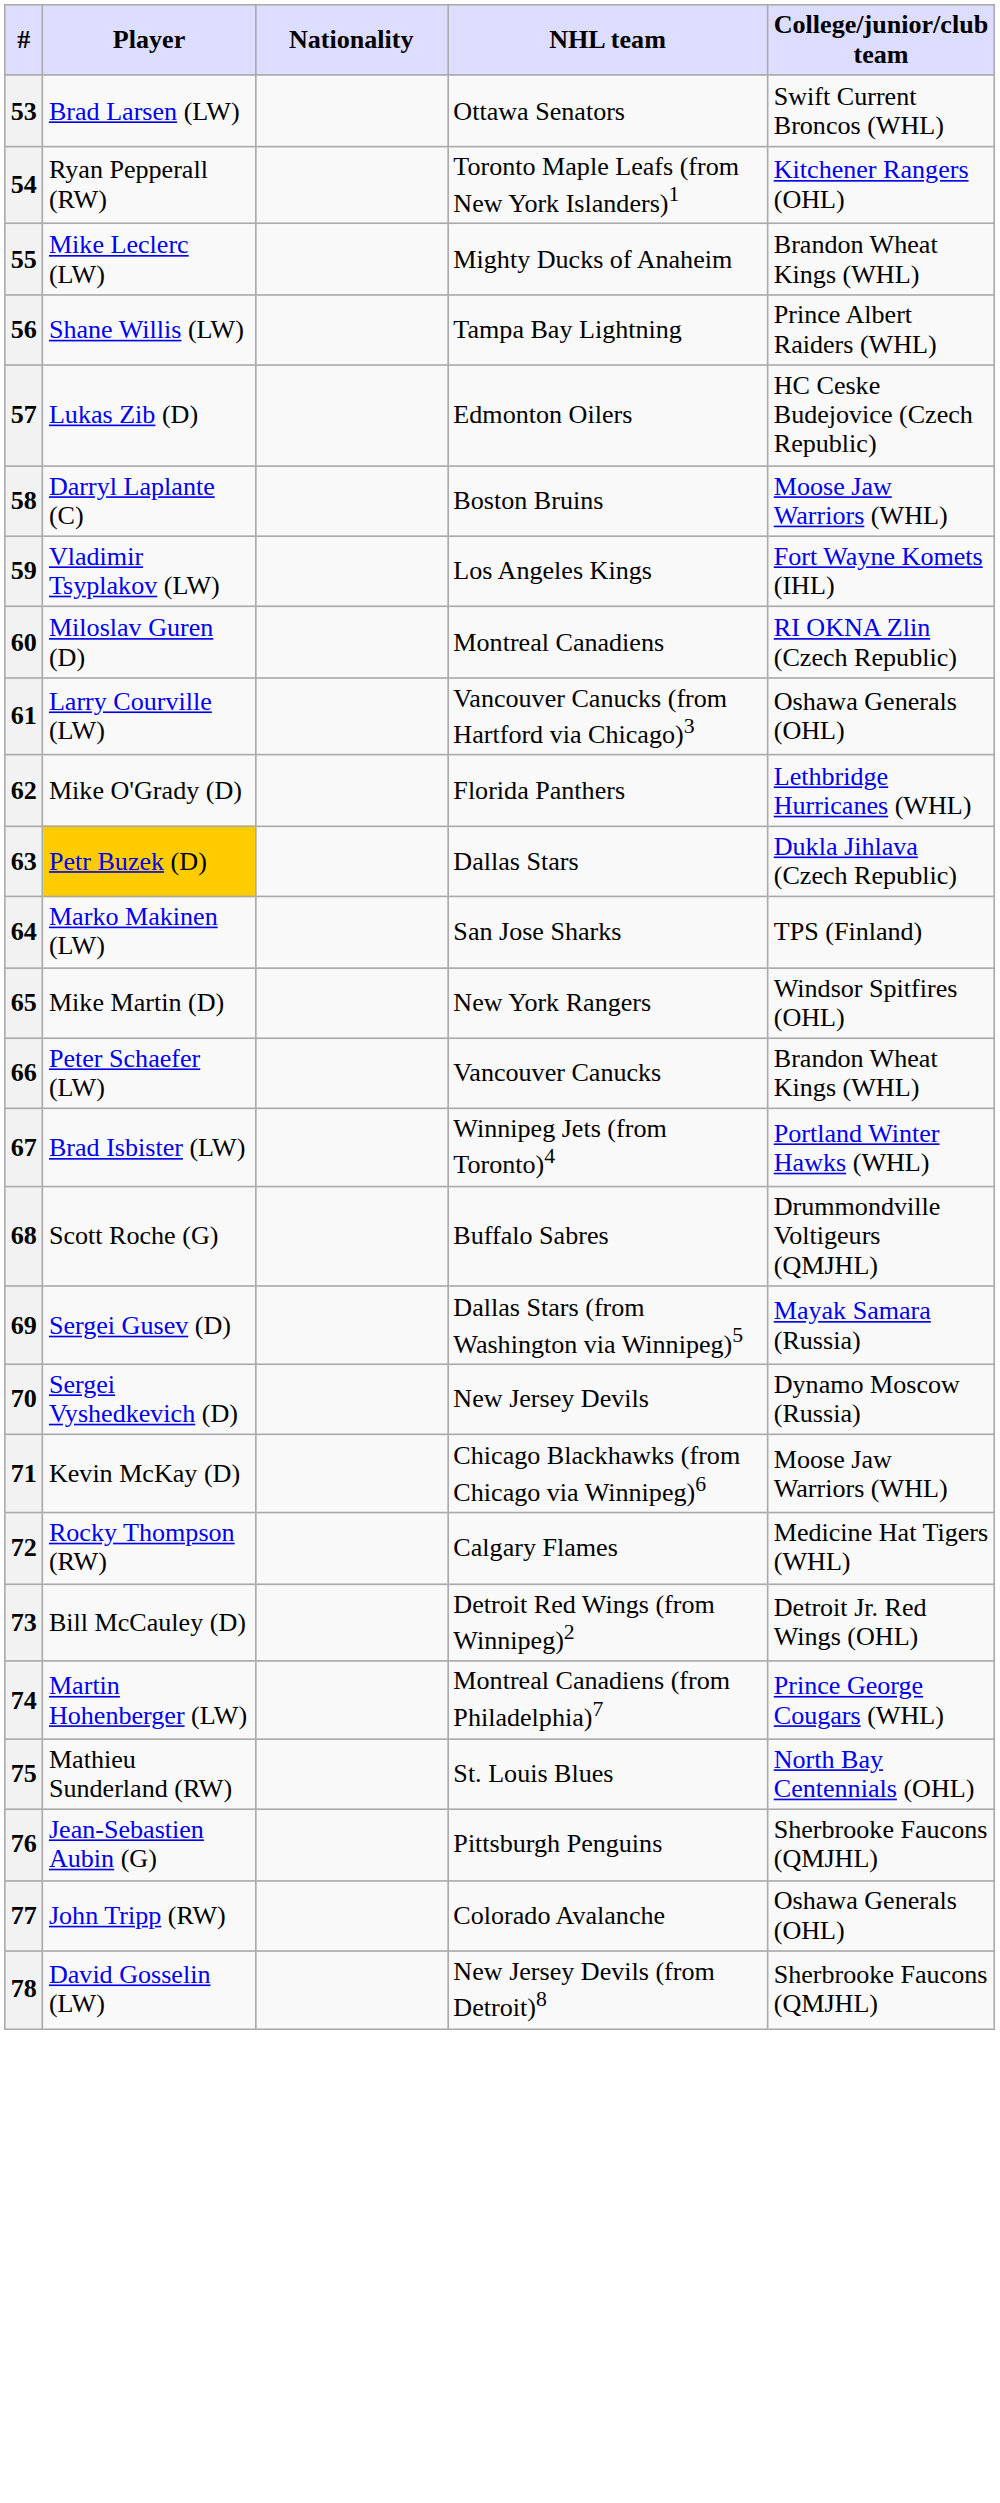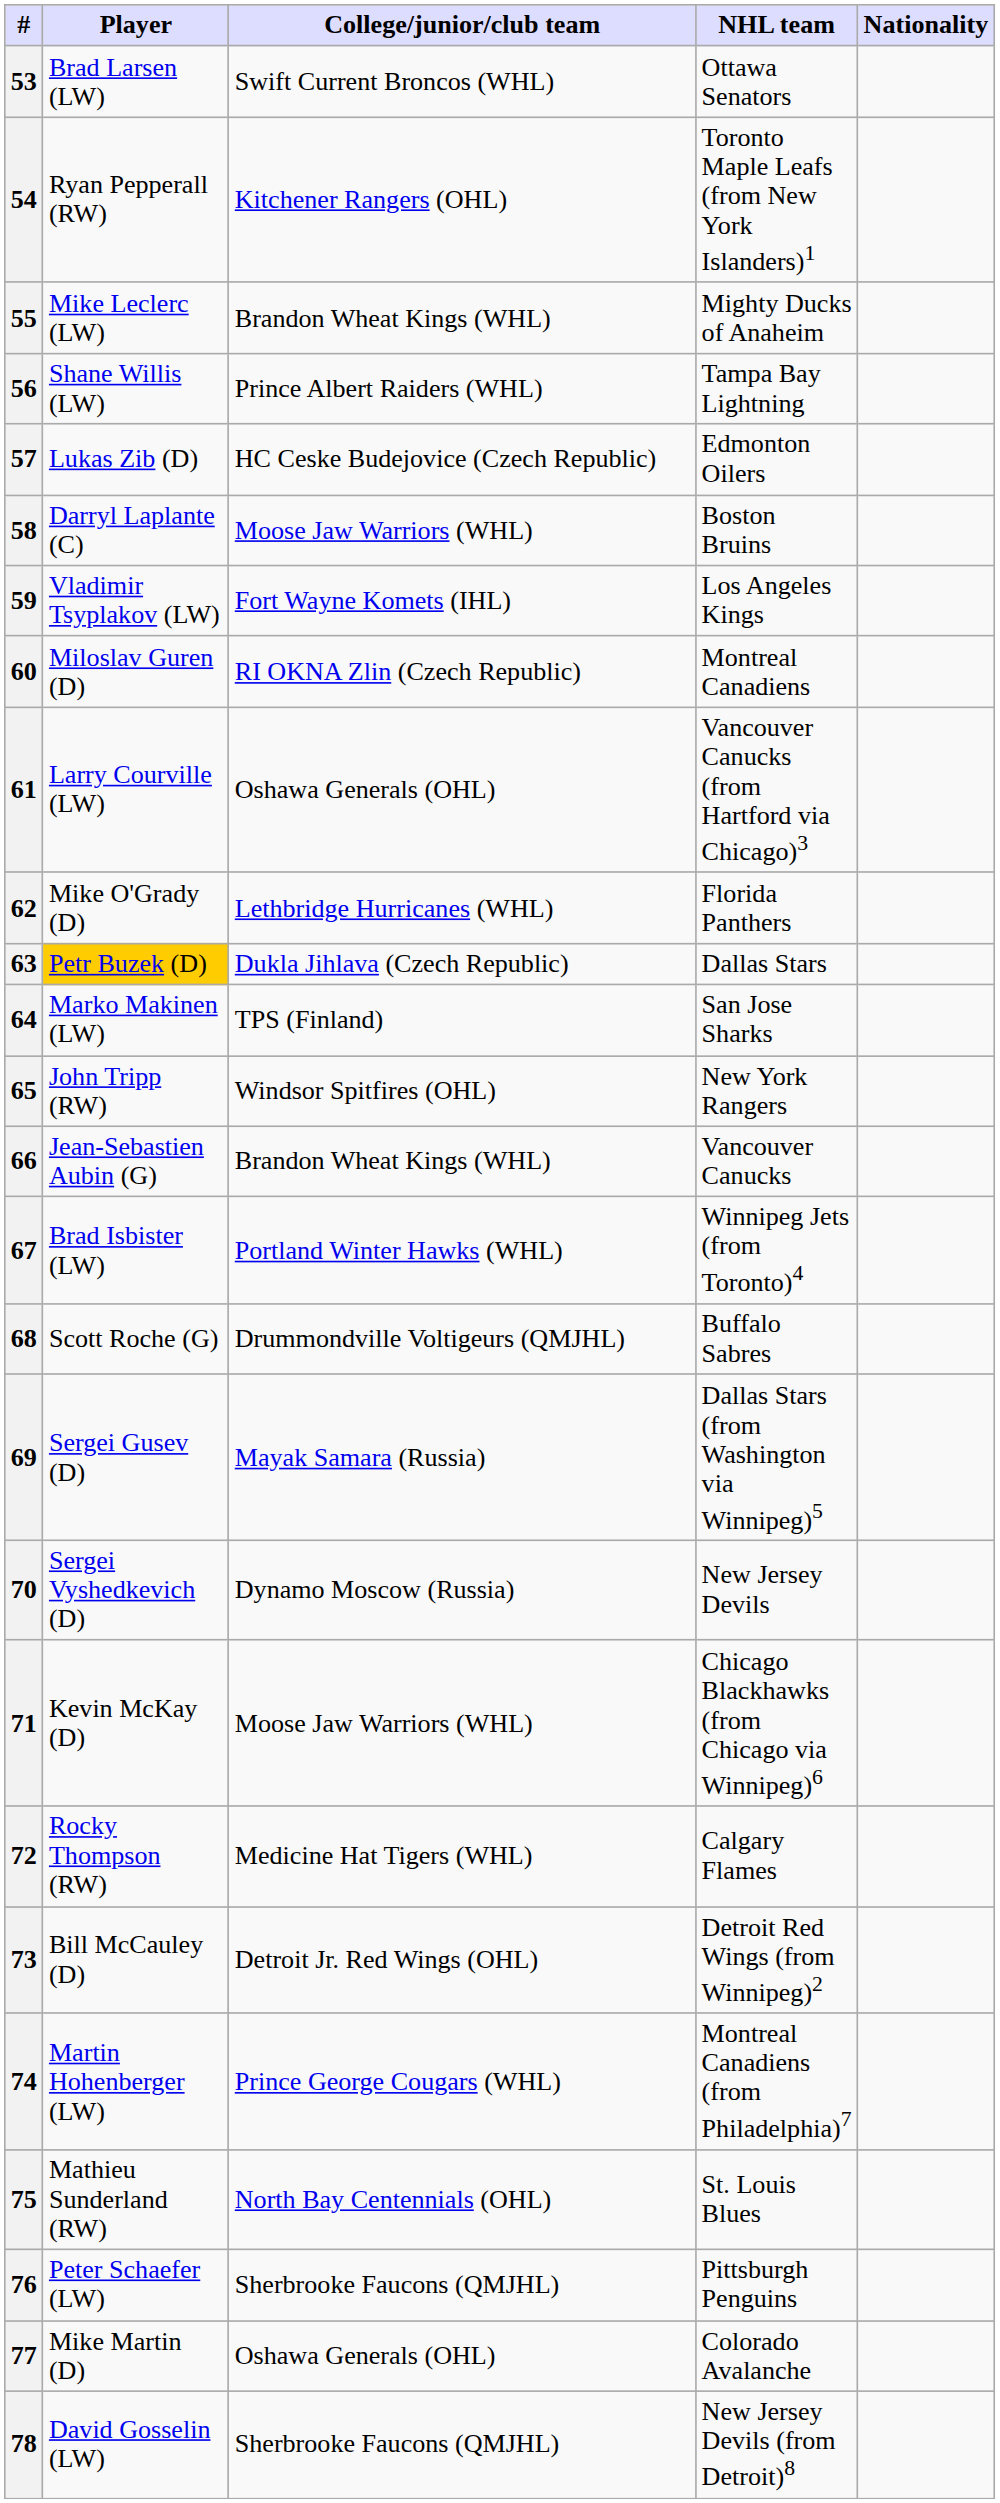columns swapped: (351, 39) <-> (881, 39)
(137, 1002) Mike Martin (D) -> (105, 1090) John Tripp (RW)
(125, 1073) Peter Schaefer (LW) -> (126, 1161) Jean-Sebastien Aubin (G)
(126, 1844) Jean-Sebastien Aubin (G) -> (125, 2284) Peter Schaefer (LW)
(137, 1915) John Tripp (RW) -> (115, 2355) Mike Martin (D)
